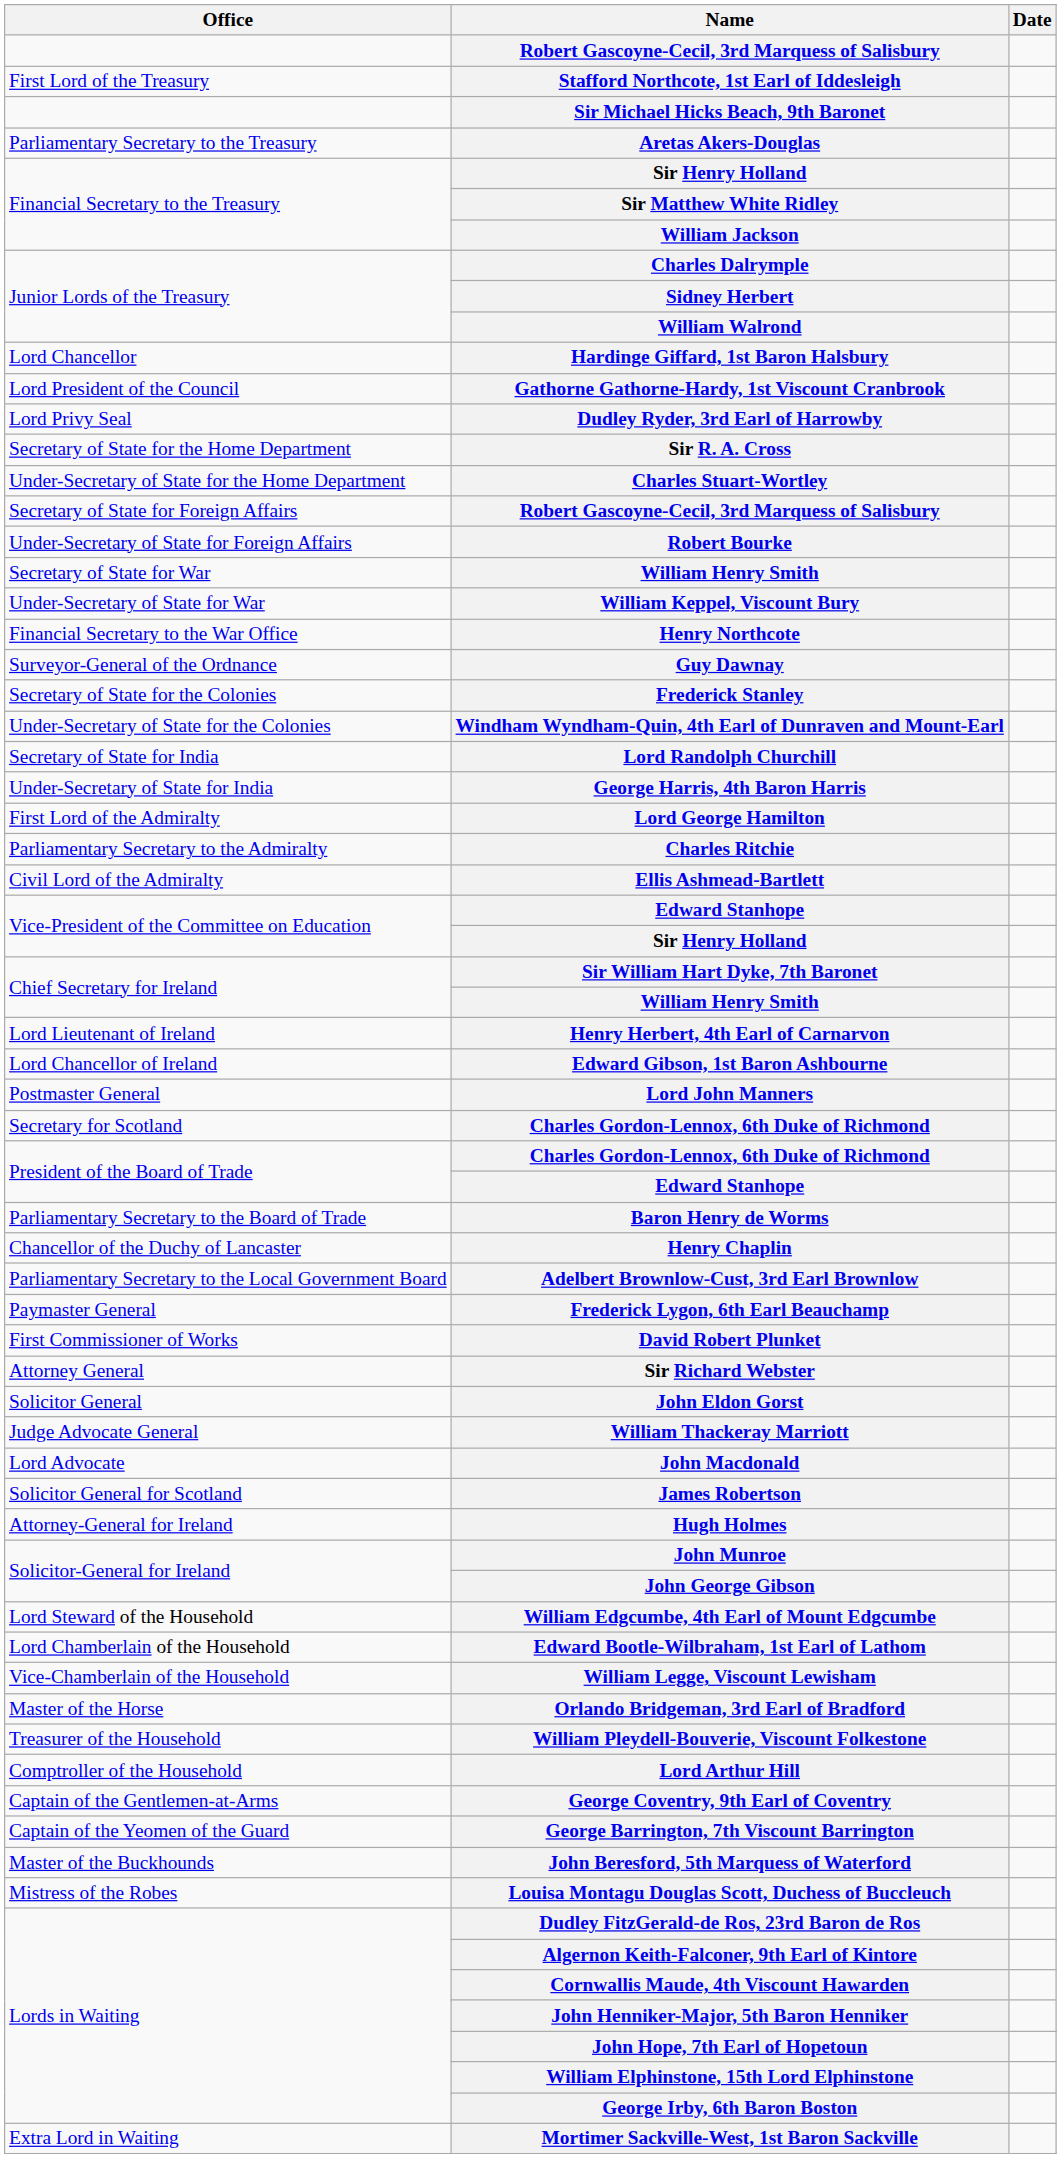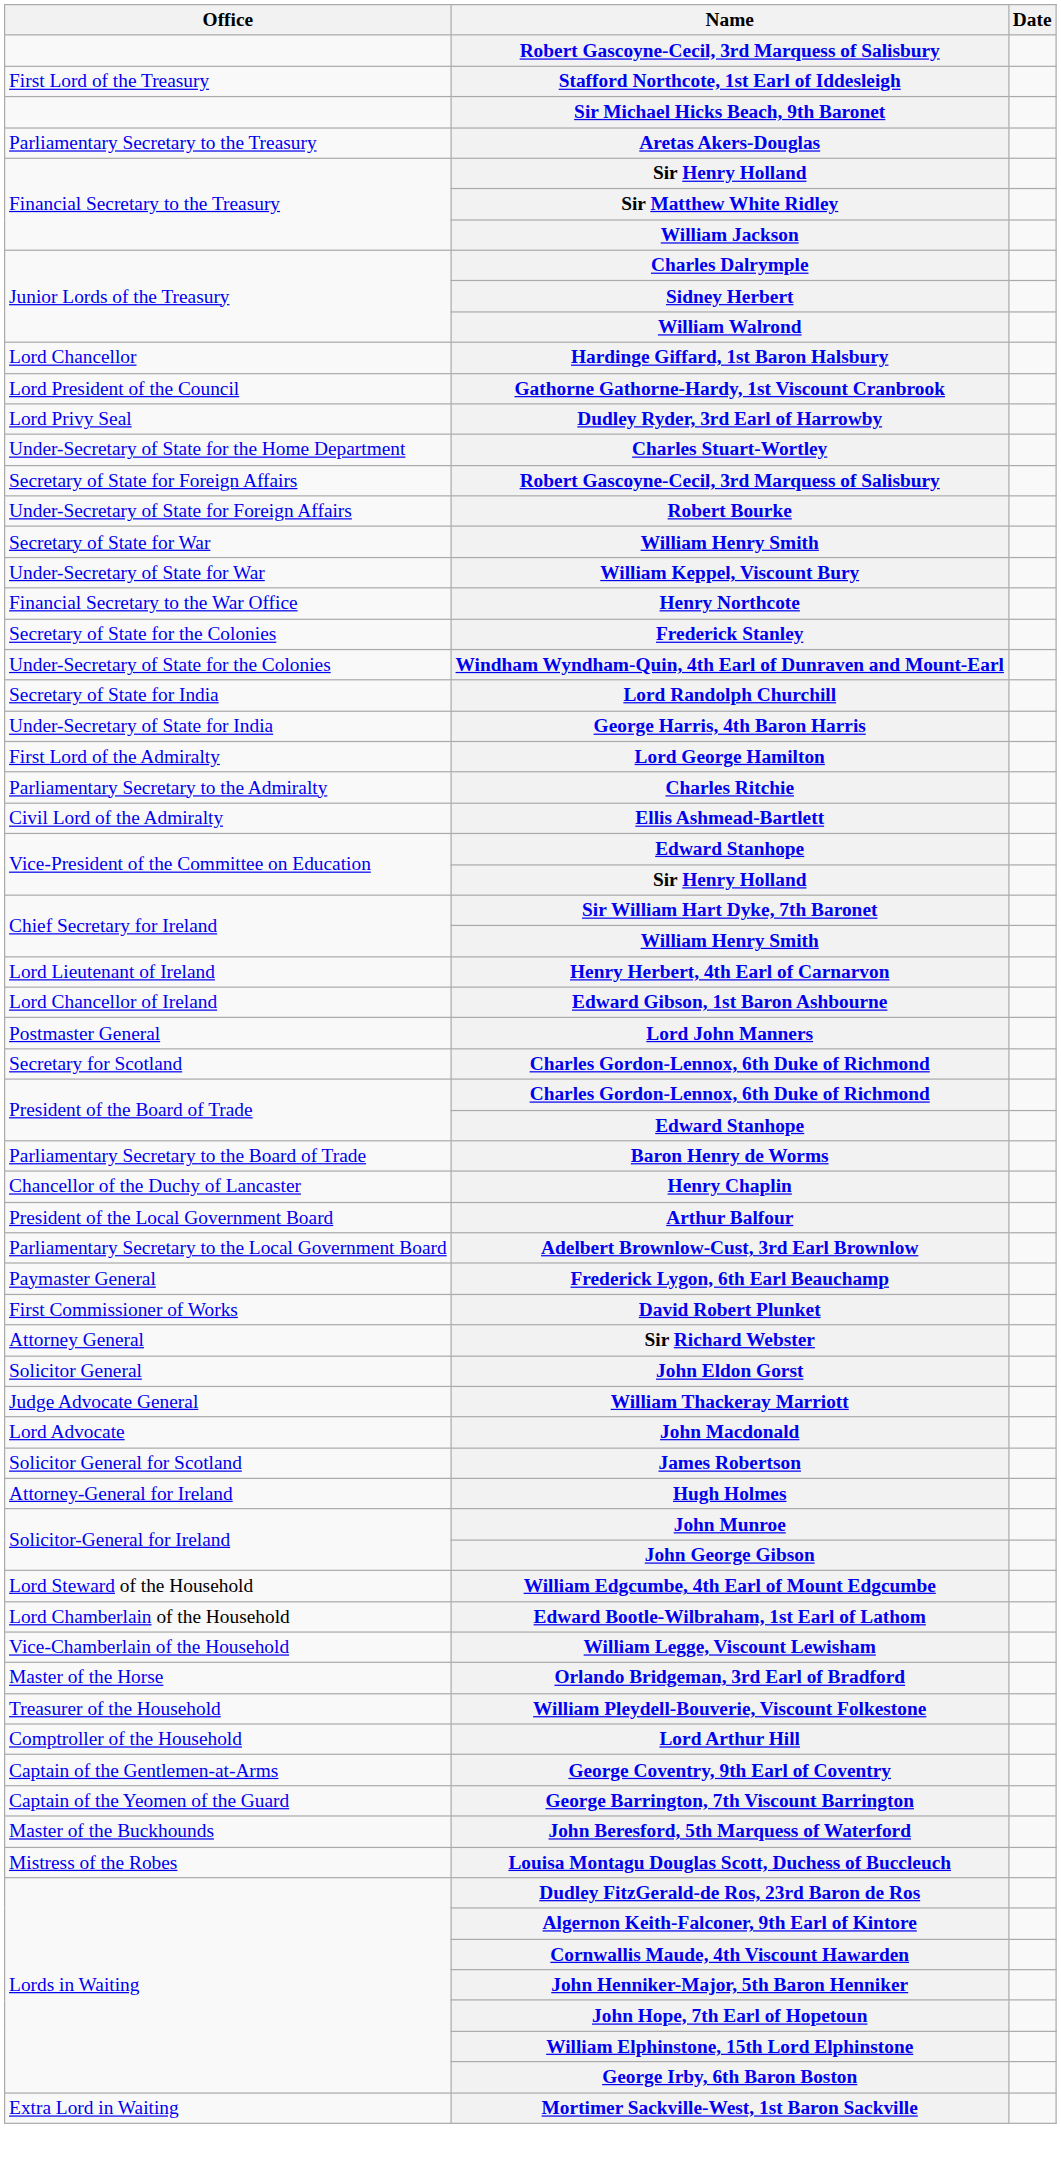- row: (180, 449)
- row: (143, 664)
+ row: (171, 1217)
